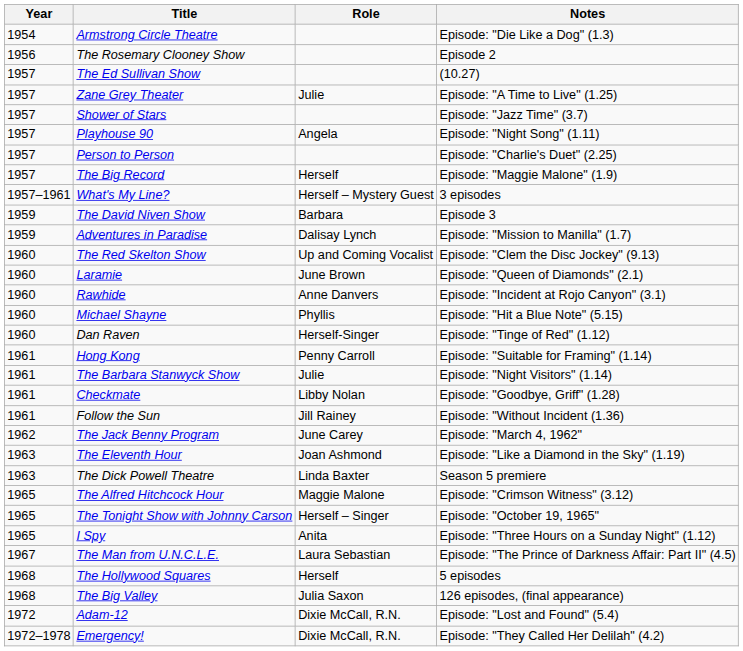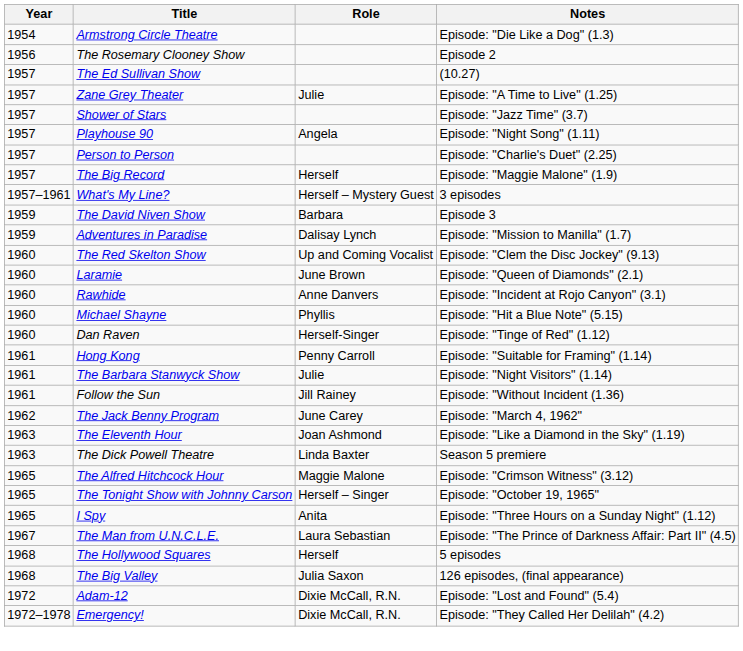- row: (108, 395)
